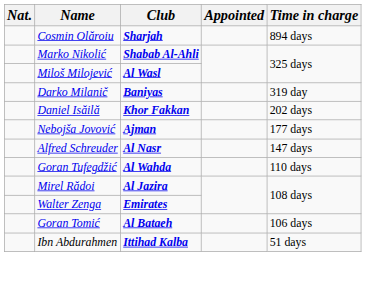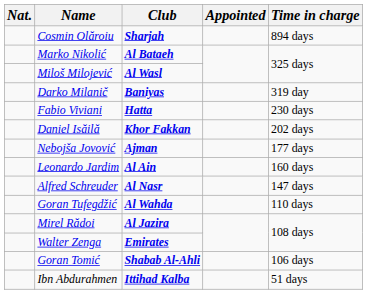(161, 54) Shabab Al-Ahli -> (149, 54) Al Bataeh
+ row: (70, 110)
+ row: (78, 167)
(148, 223) Al Bataeh -> (162, 260) Shabab Al-Ahli
